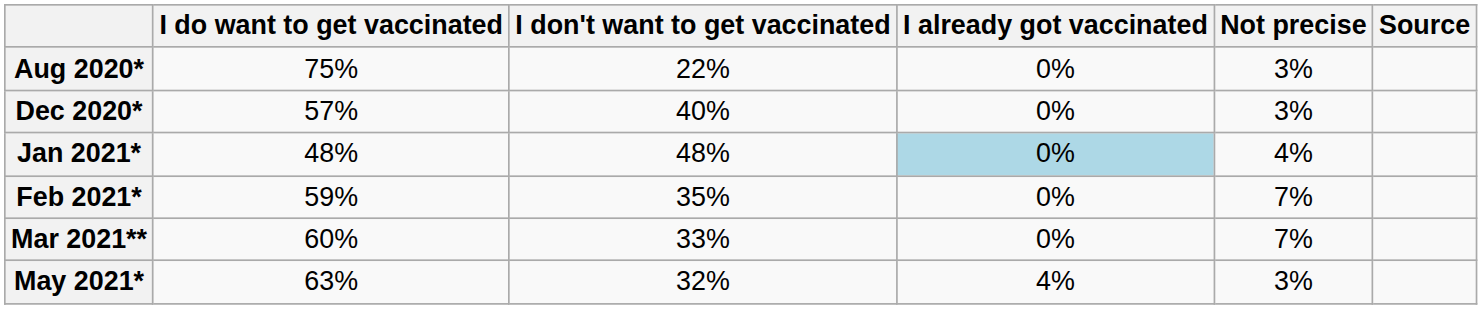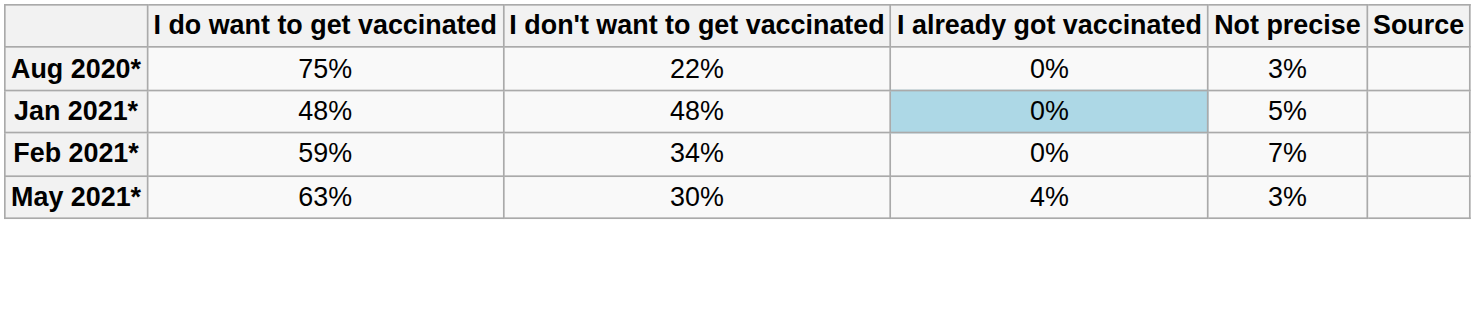- row: (79, 111)
(1293, 153) 4% -> (1287, 111) 5%
(703, 196) 35% -> (697, 153) 34%
- row: (79, 238)
(703, 281) 32% -> (697, 196) 30%
